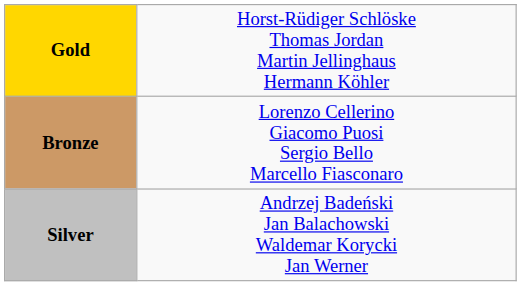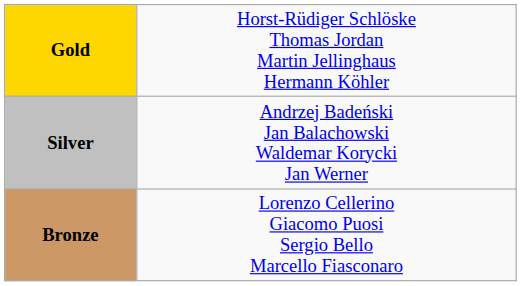rows swapped: (70, 234) <-> (70, 142)
